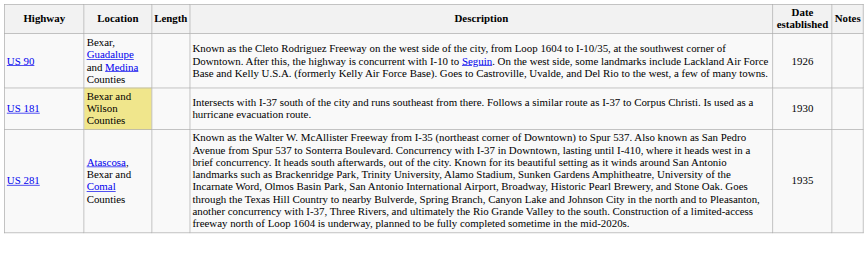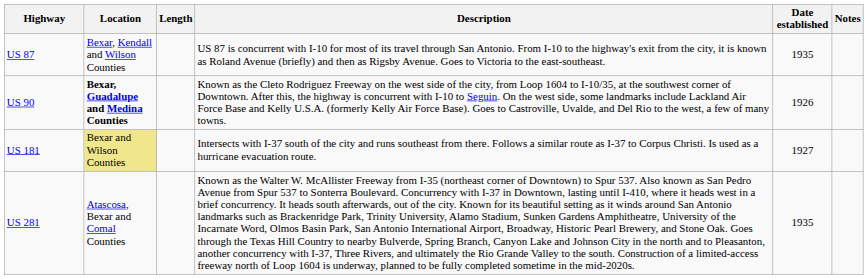+ row: (21, 54)
(112, 60) normal -> (115, 102) bold
(802, 108) 1930 -> (802, 150) 1927
